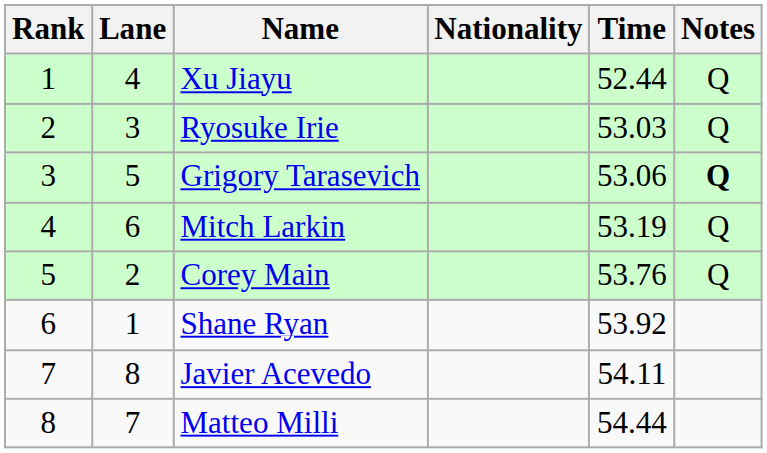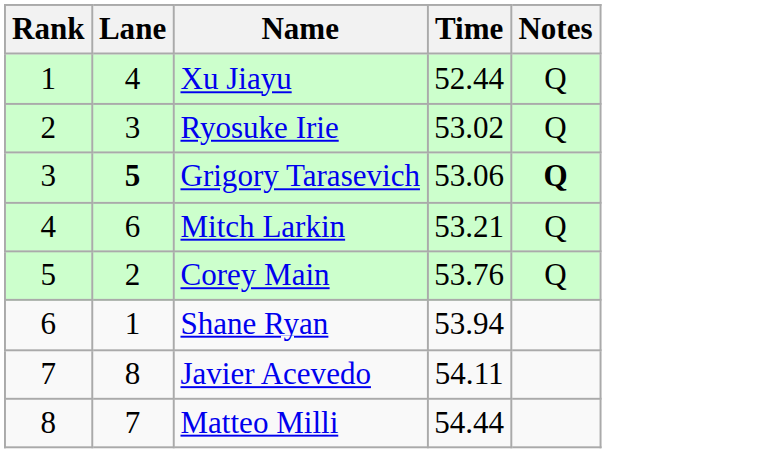- column: (508, 29)
(632, 127) 53.03 -> (469, 127) 53.02
(133, 176) normal -> (133, 176) bold
(632, 226) 53.19 -> (469, 226) 53.21
(632, 324) 53.92 -> (469, 324) 53.94
